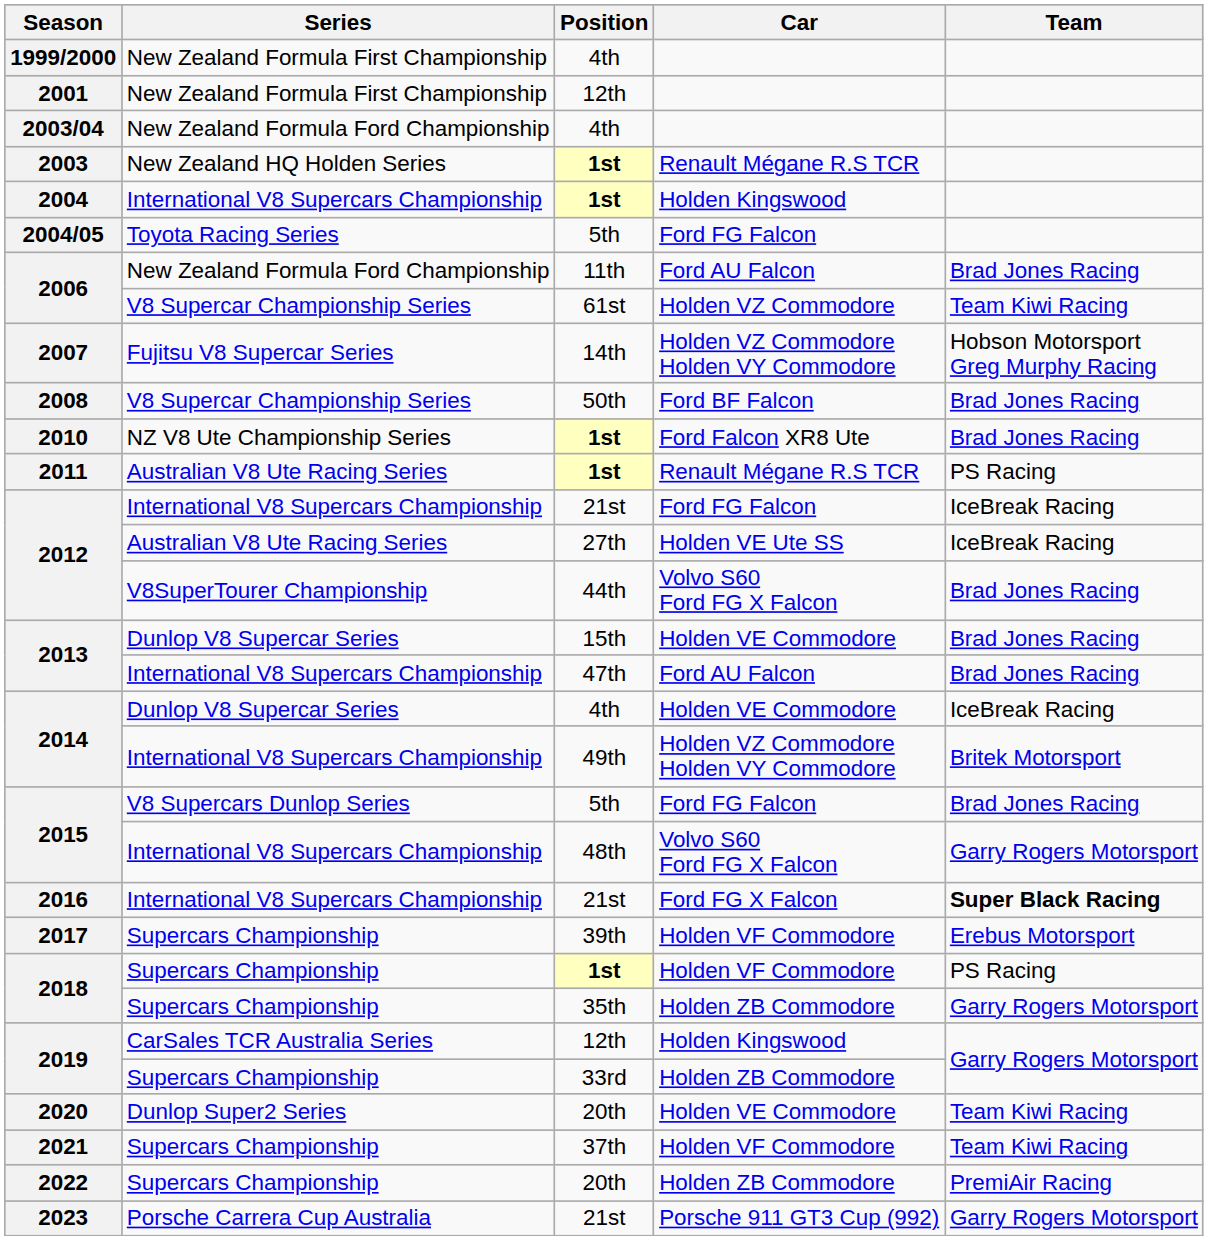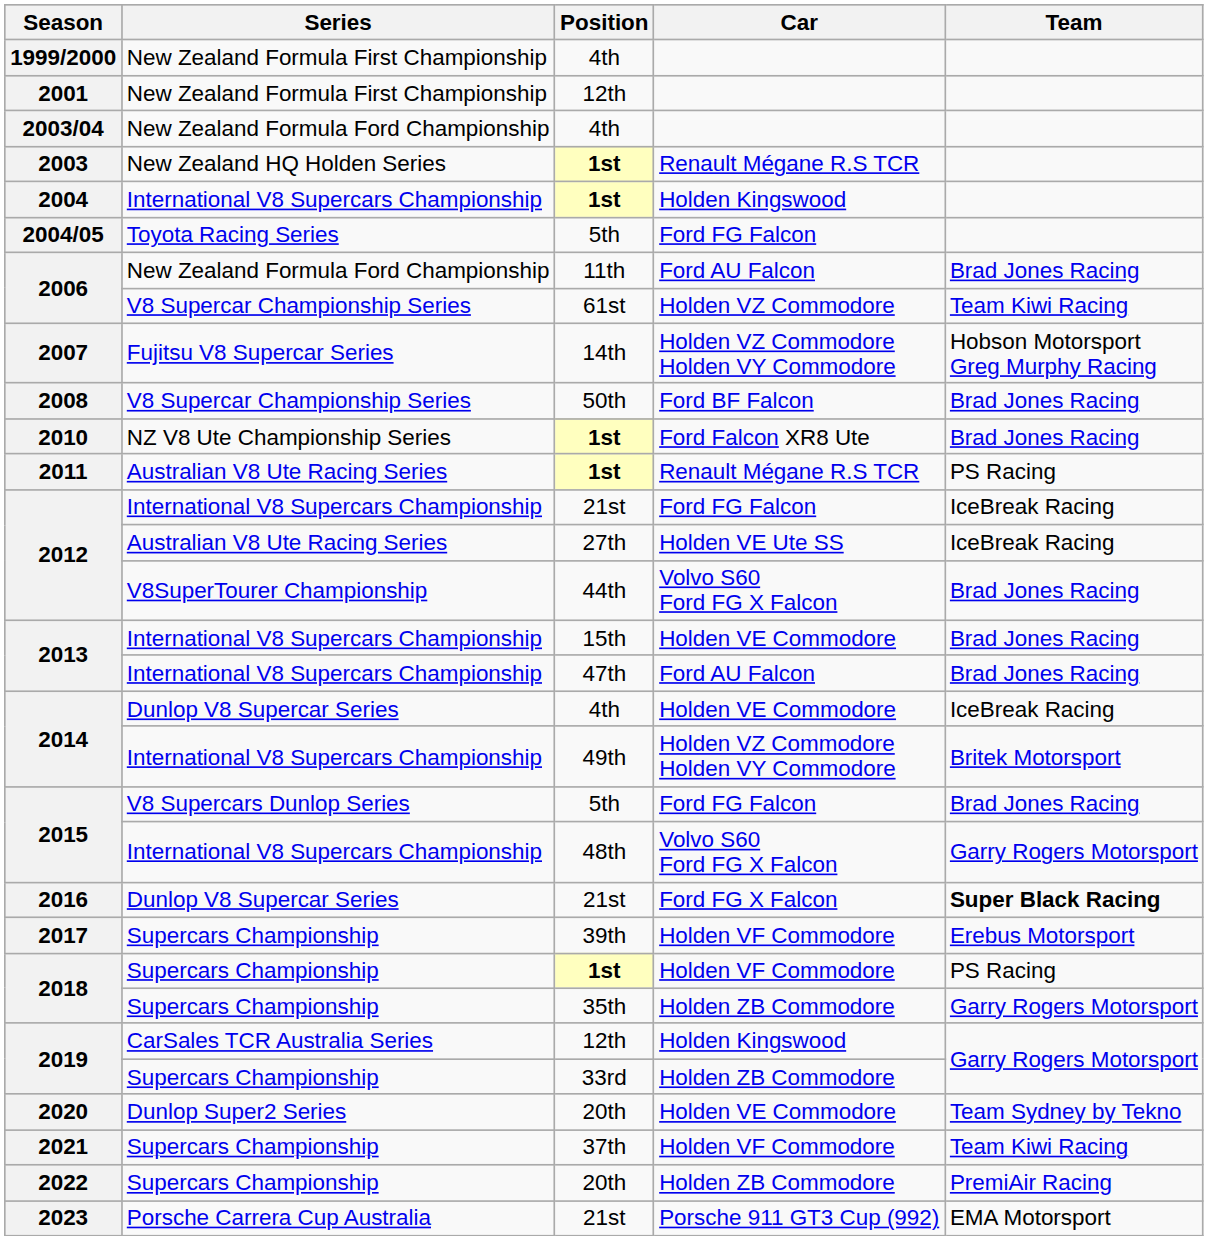(263, 638) Dunlop V8 Supercar Series -> (334, 638) International V8 Supercars Championship
(334, 899) International V8 Supercars Championship -> (263, 899) Dunlop V8 Supercar Series
(1039, 1112) Team Kiwi Racing -> (1066, 1112) Team Sydney by Tekno
(1074, 1218) Garry Rogers Motorsport -> (1030, 1218) EMA Motorsport
